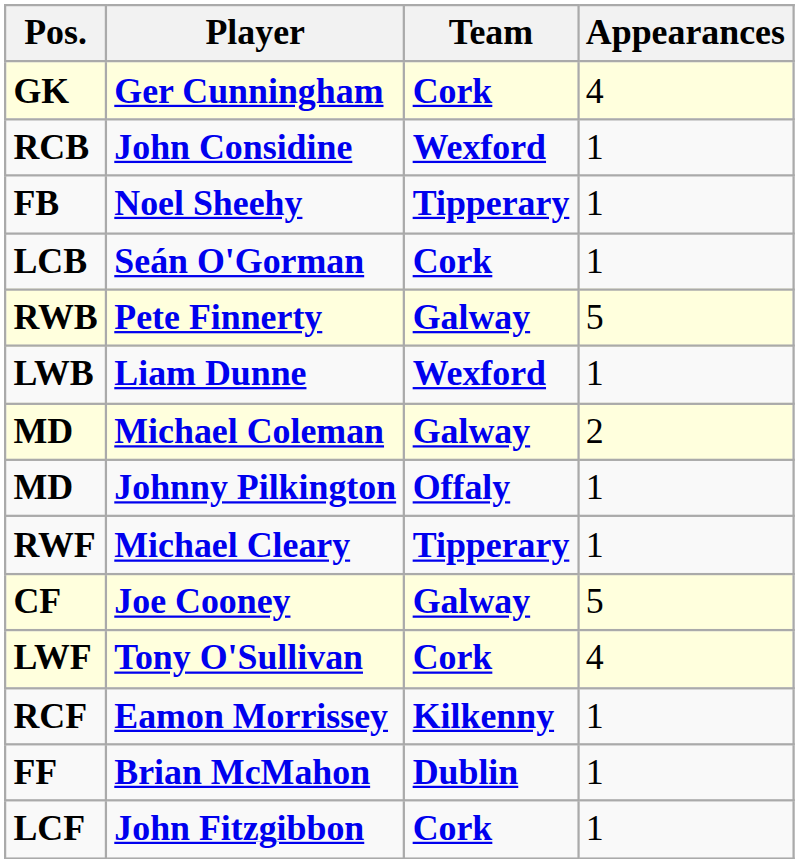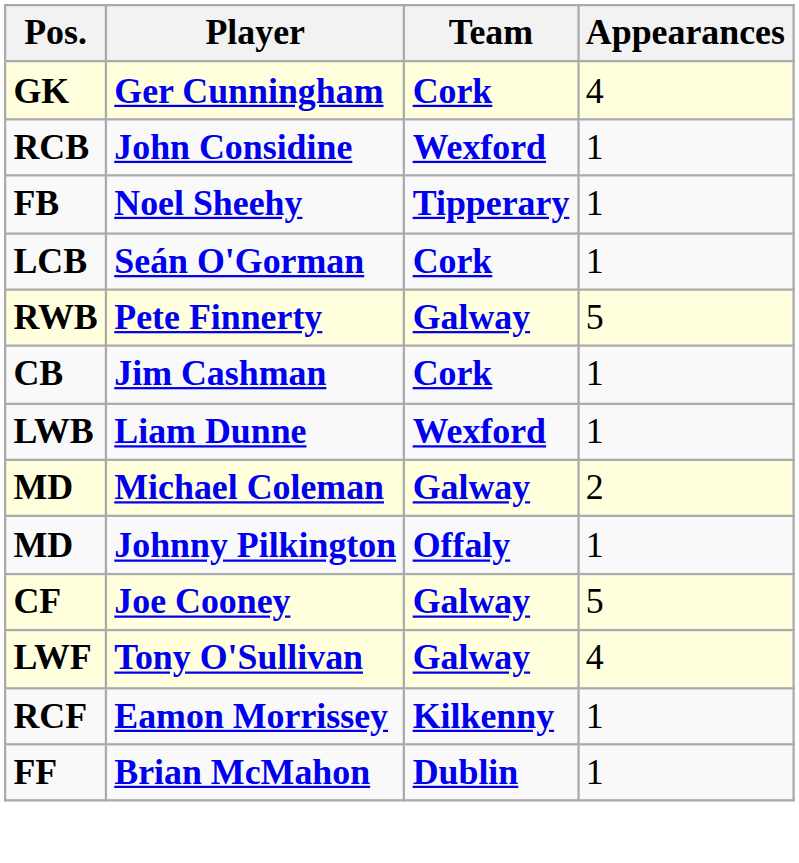+ row: (220, 373)
- row: (232, 544)
(452, 658) Cork -> (471, 658) Galway
- row: (239, 828)
